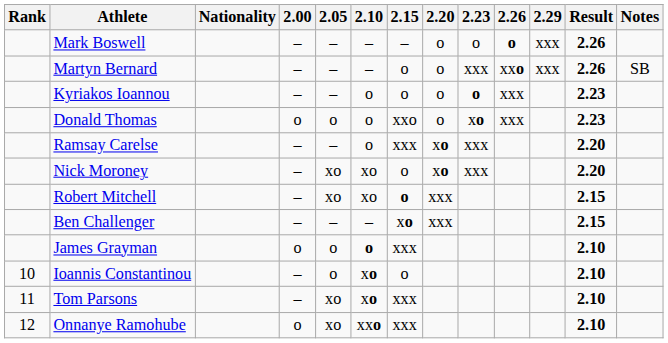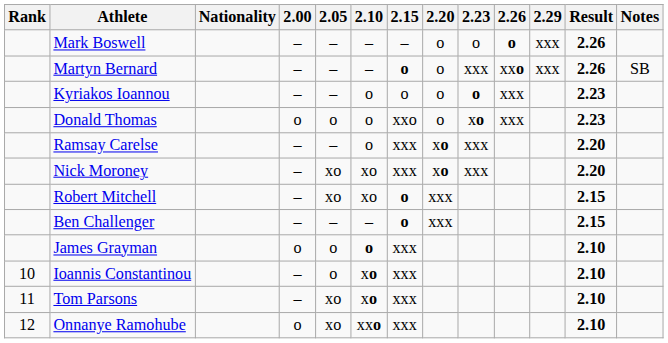(405, 68) normal -> (405, 68) bold
(405, 171) o -> (405, 171) xxx
(405, 222) xo -> (405, 222) o
(405, 273) o -> (405, 273) xxx
